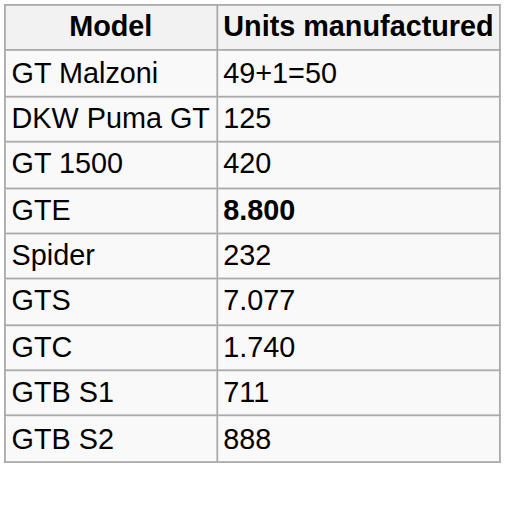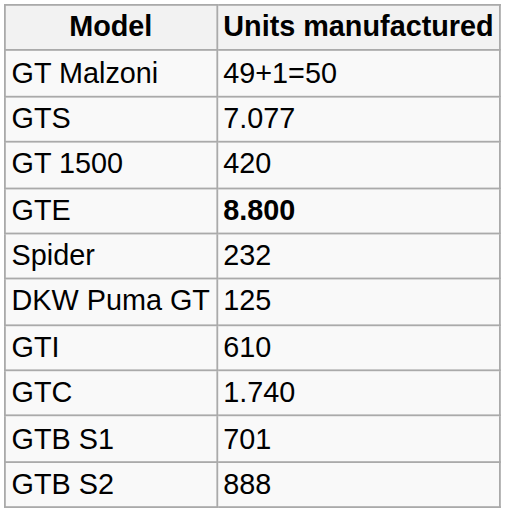rows swapped: (111, 118) <-> (41, 301)
+ row: (36, 347)
(246, 392) 711 -> (247, 438) 701
